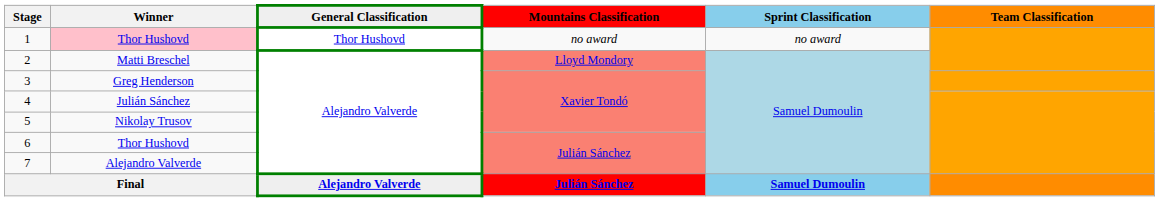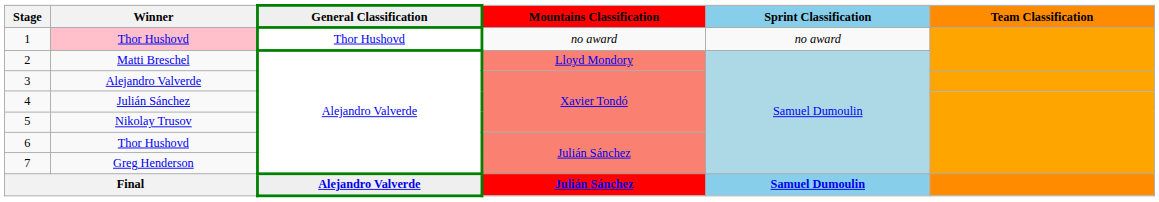(153, 81) Greg Henderson -> (153, 81) Alejandro Valverde
(153, 163) Alejandro Valverde -> (153, 163) Greg Henderson
